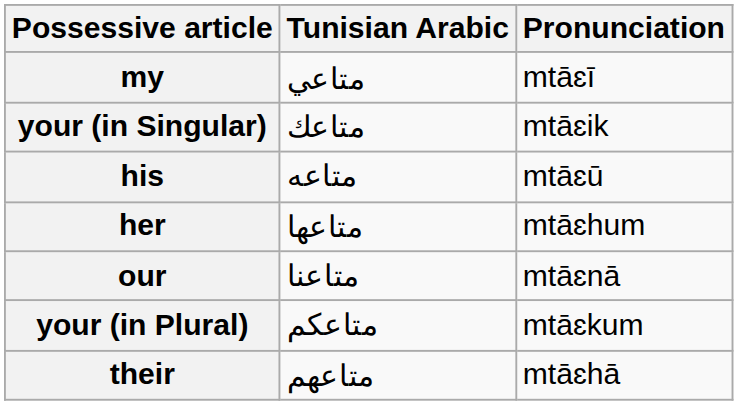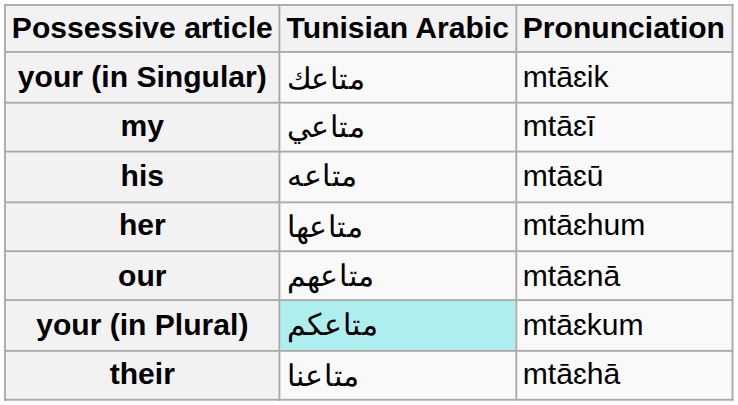rows swapped: (142, 76) <-> (142, 126)
(323, 276) متاعنا -> (331, 276) متاعهم
(333, 325) no background -> (333, 325) paleturquoise background
(331, 375) متاعهم -> (323, 375) متاعنا
